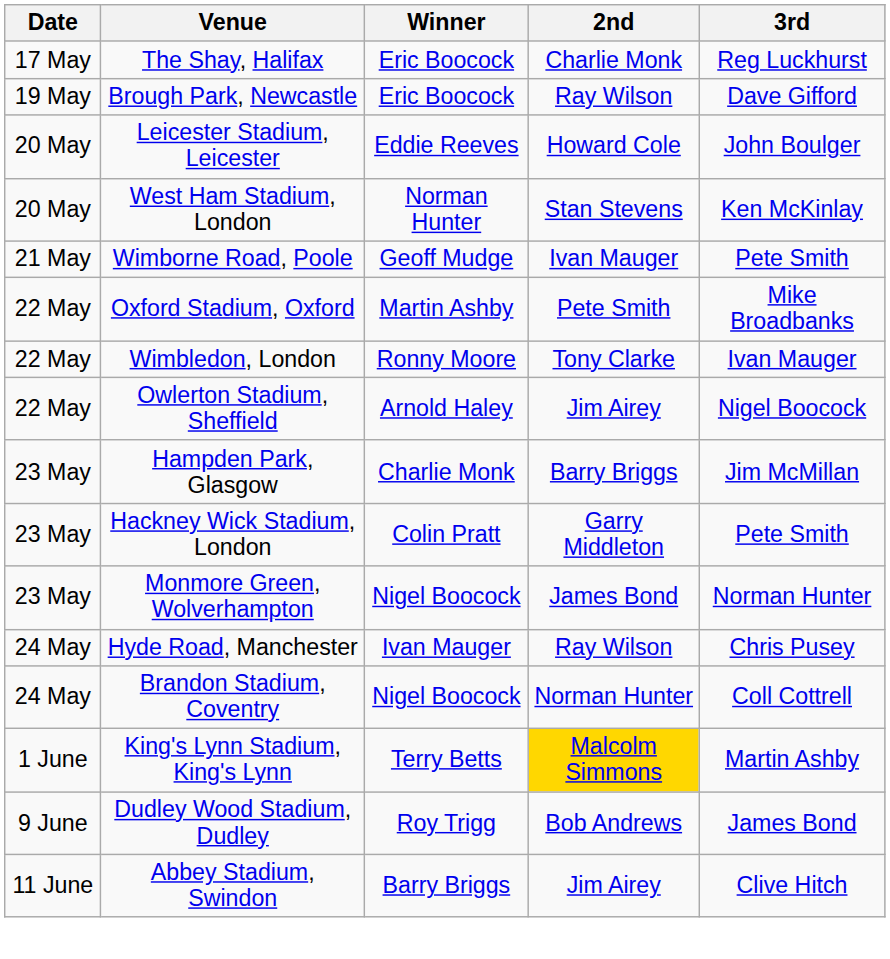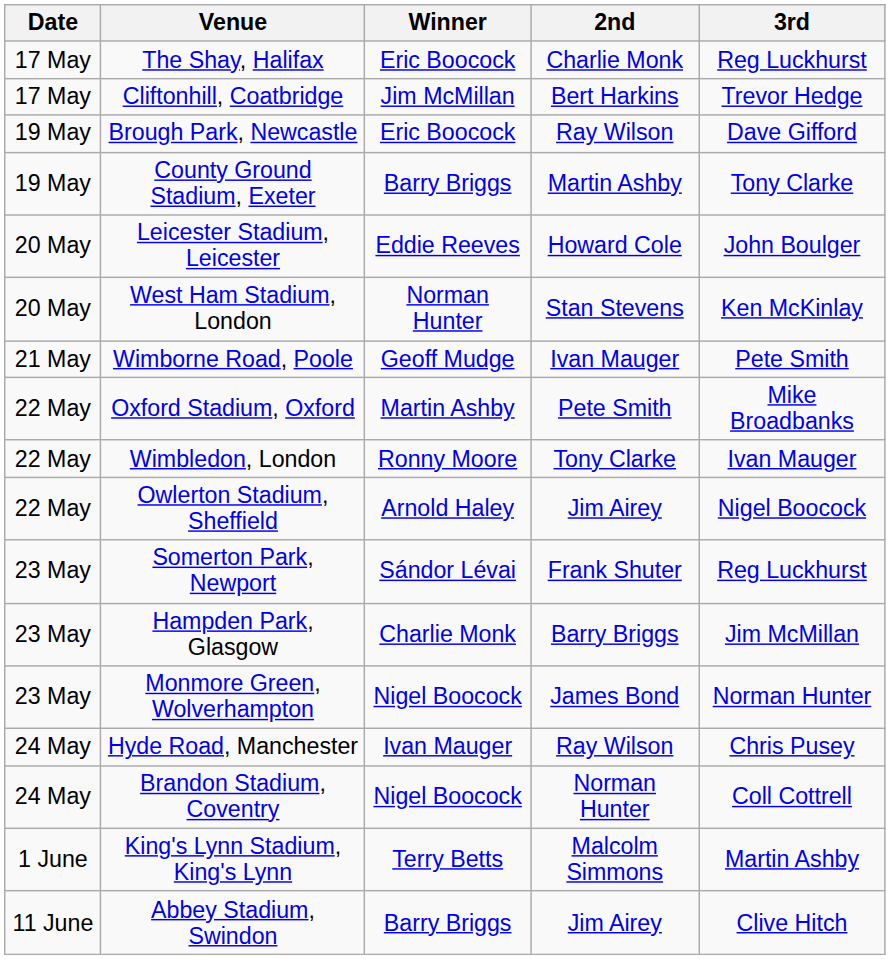+ row: (233, 96)
+ row: (233, 183)
+ row: (233, 571)
- row: (233, 534)
(614, 759) gold background -> (615, 859) no background
- row: (233, 822)
